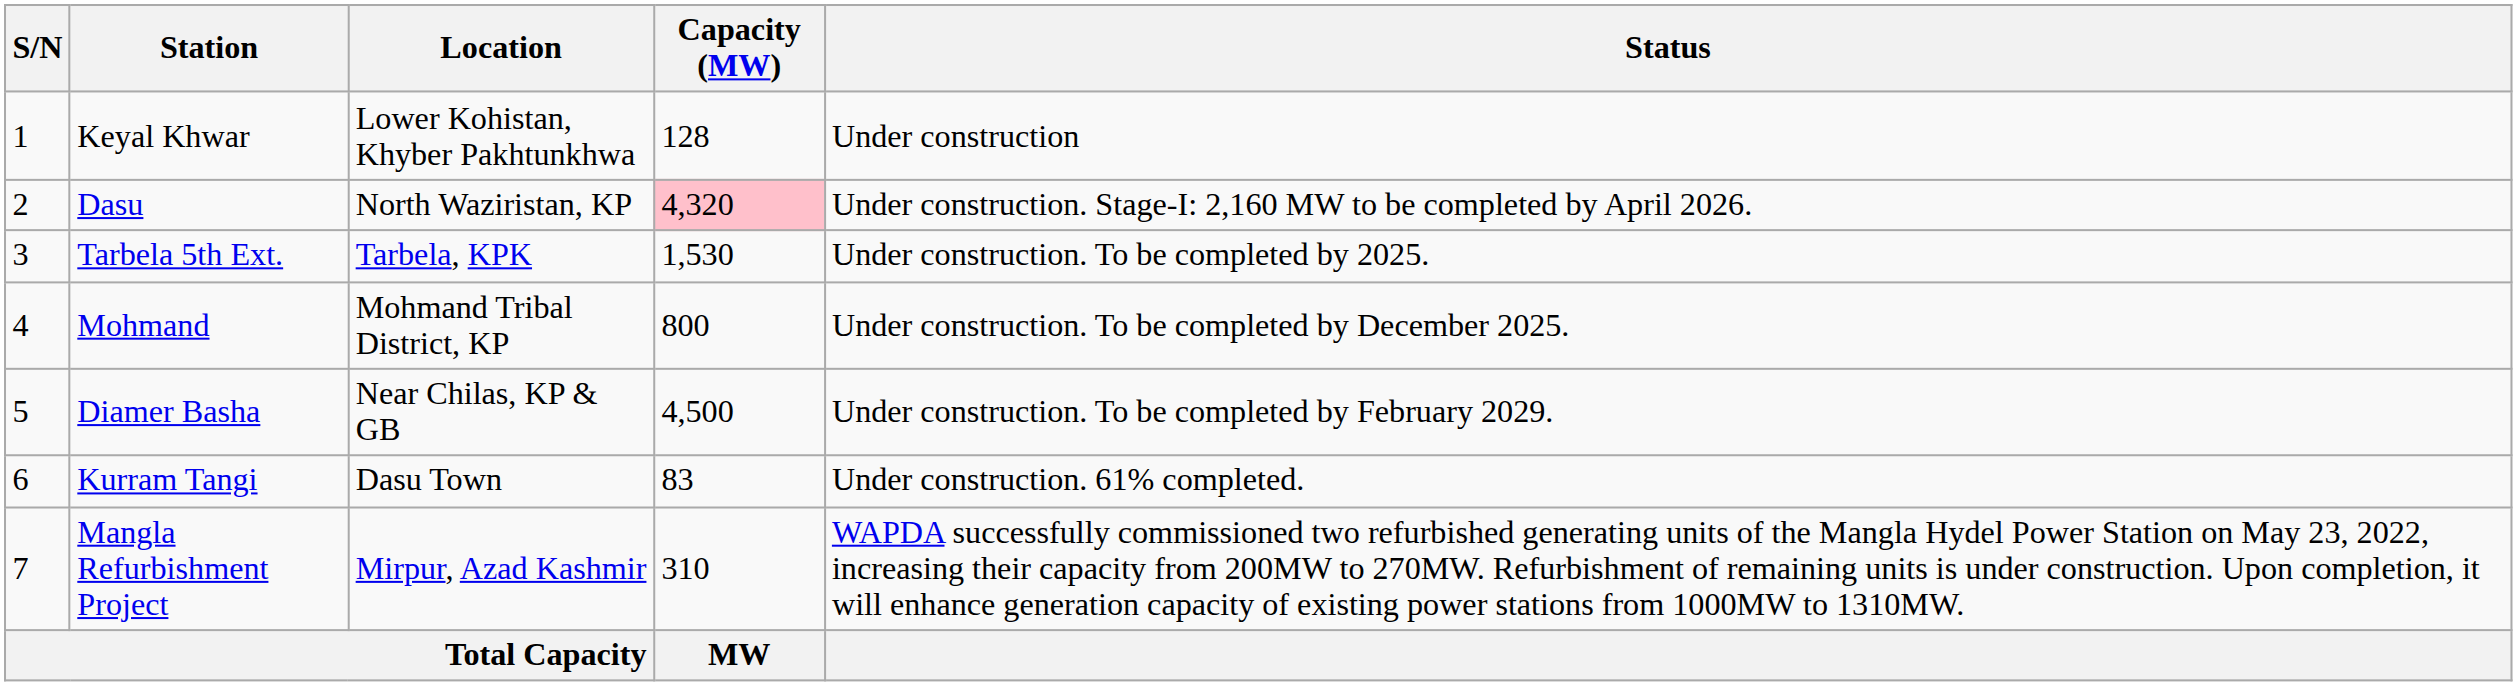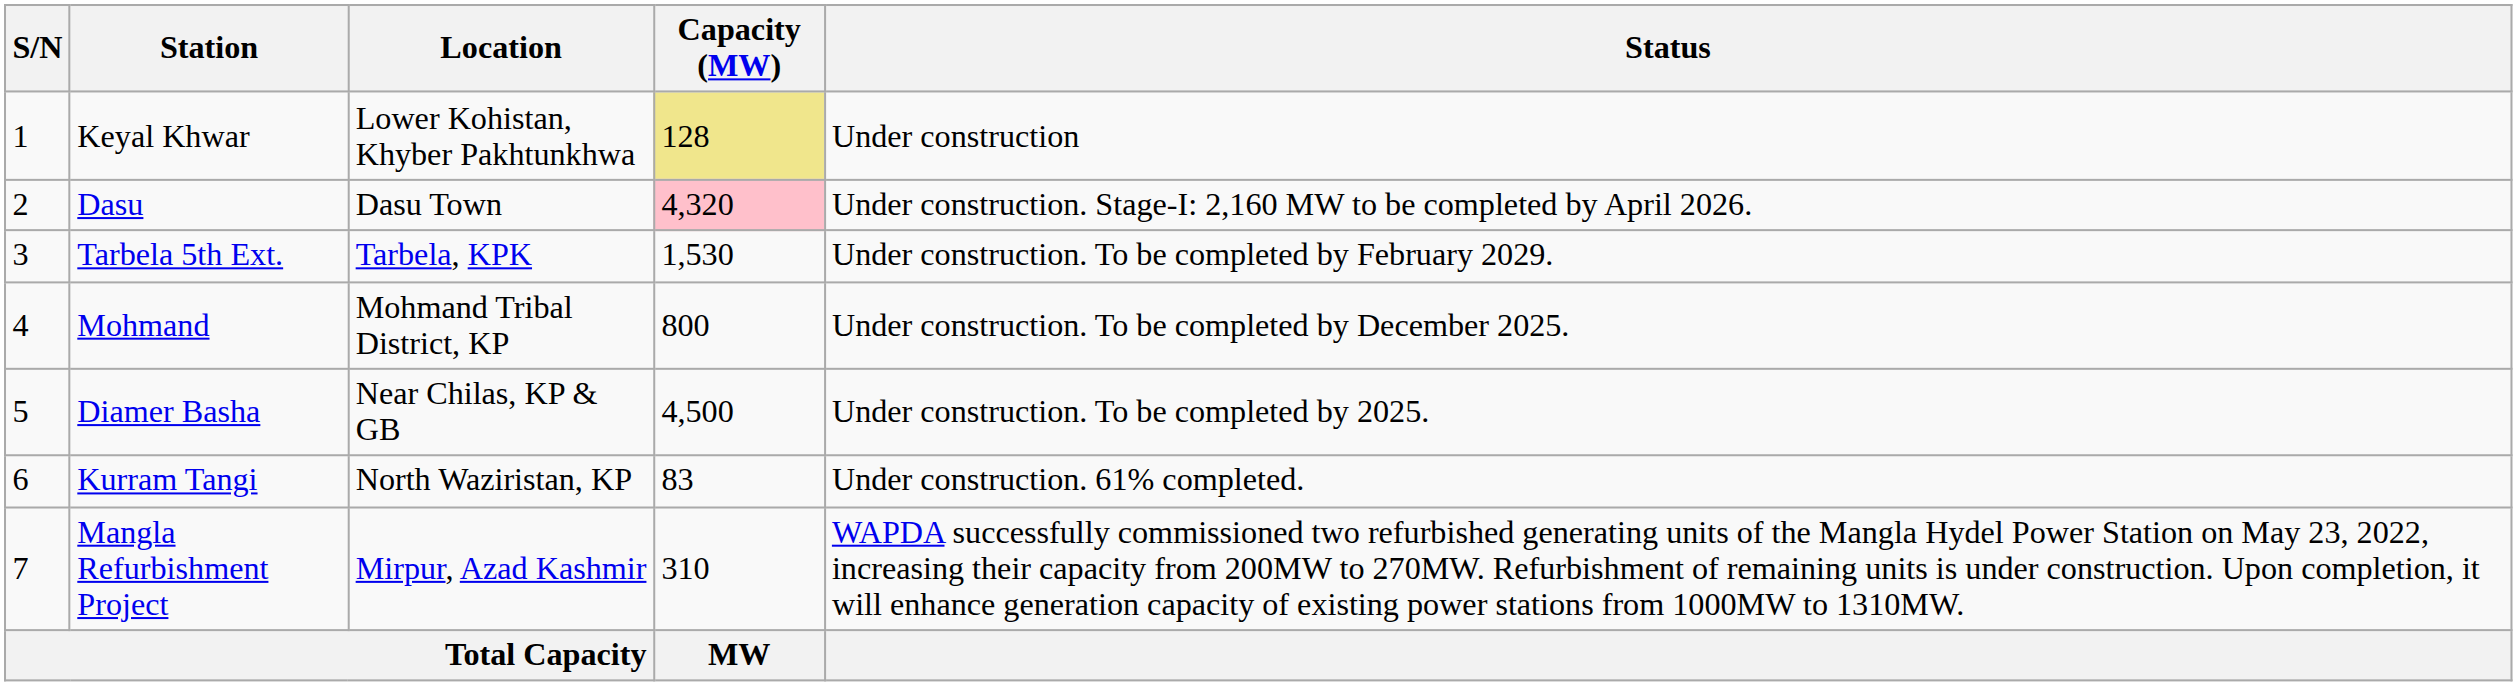(686, 135) no background -> (686, 135) khaki background
(494, 204) North Waziristan, KP -> (429, 204) Dasu Town
(1131, 255) Under construction. To be completed by 2025. -> (1193, 255) Under construction. To be completed by February 2029.
(1193, 411) Under construction. To be completed by February 2029. -> (1131, 411) Under construction. To be completed by 2025.
(429, 480) Dasu Town -> (494, 480) North Waziristan, KP
